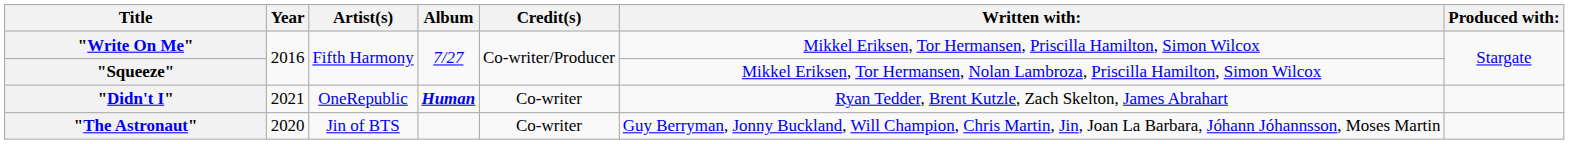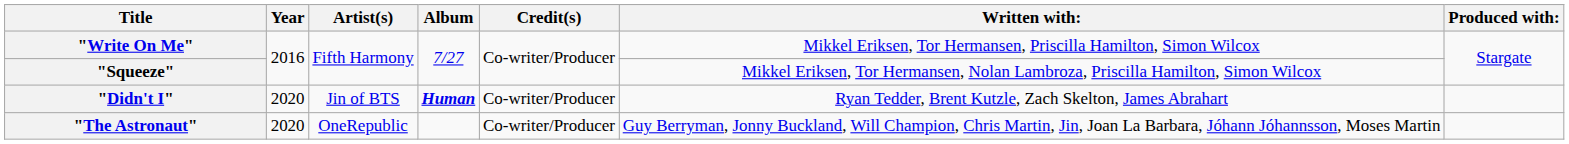(288, 98) 2021 -> (288, 98) 2020
(363, 98) OneRepublic -> (363, 98) Jin of BTS
(549, 98) Co-writer -> (549, 98) Co-writer/Producer
(363, 125) Jin of BTS -> (363, 125) OneRepublic
(549, 125) Co-writer -> (549, 125) Co-writer/Producer
